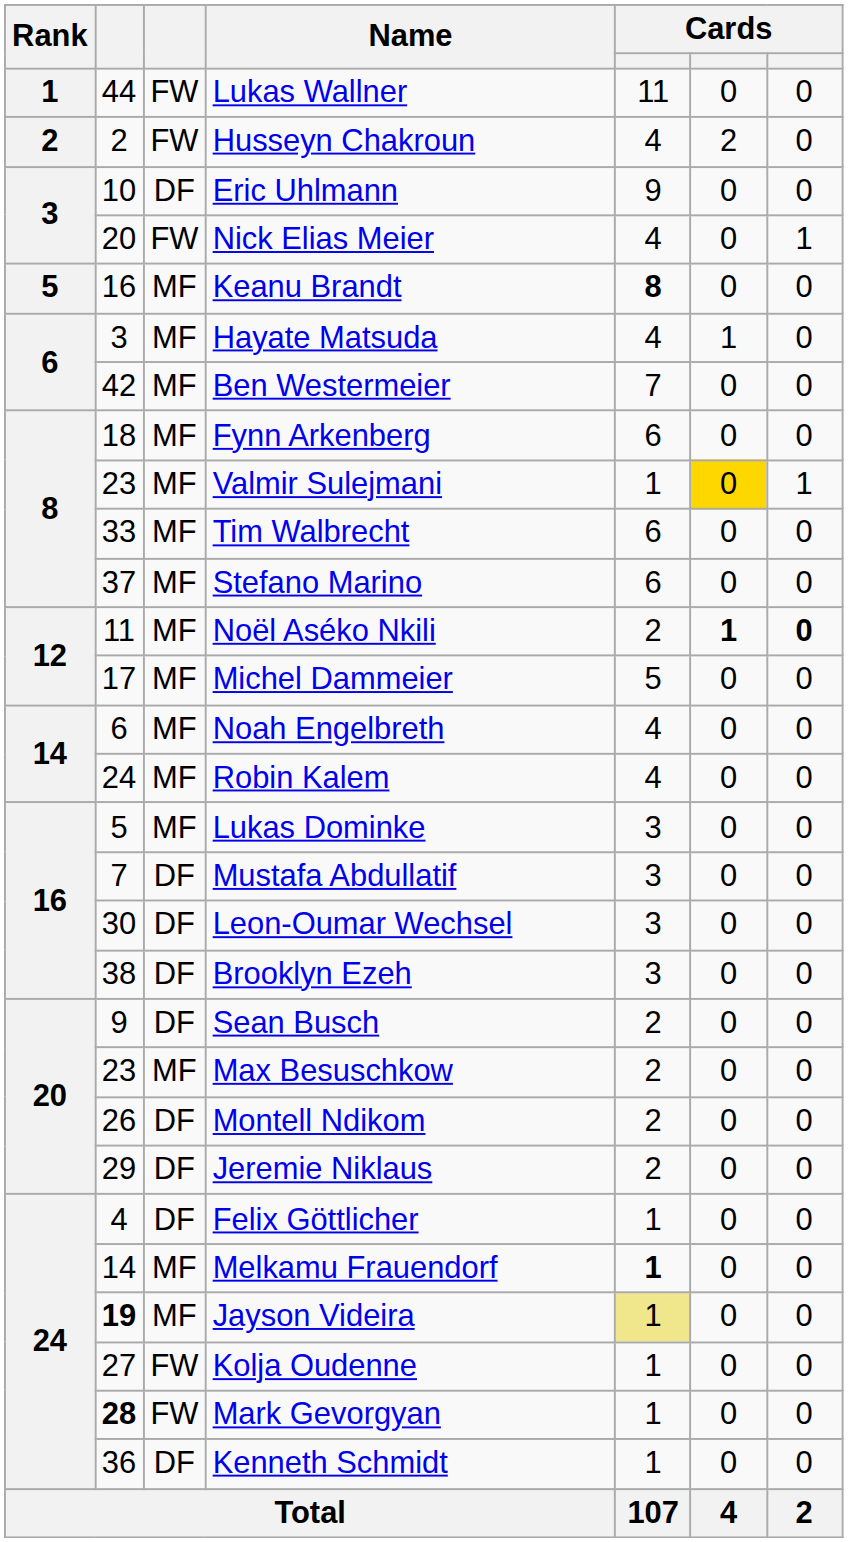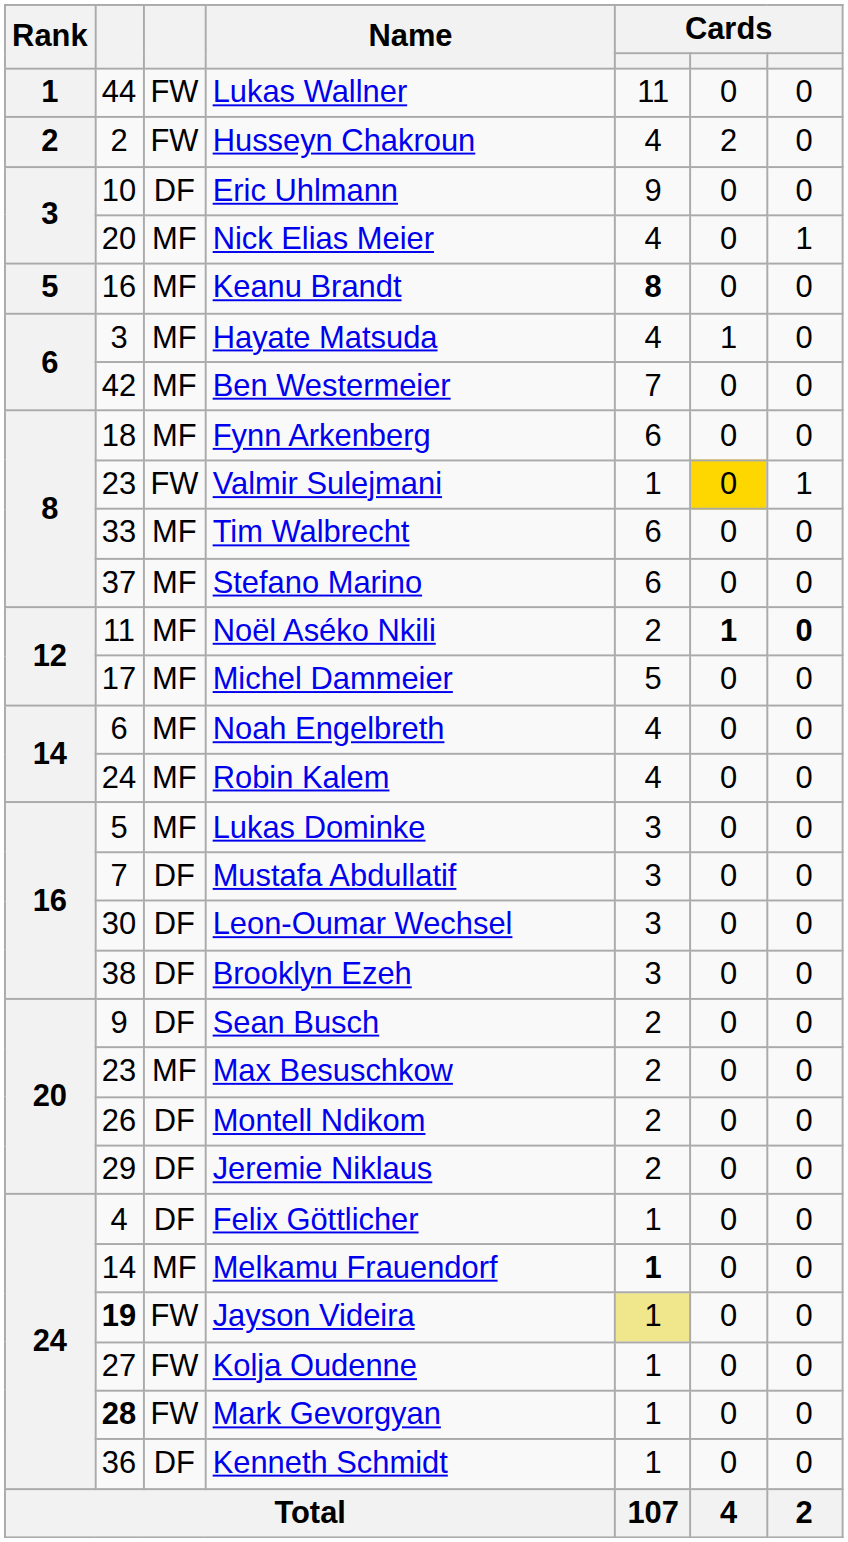(174, 239) FW -> (174, 239) MF
(174, 483) MF -> (174, 483) FW
(174, 1316) MF -> (174, 1316) FW
